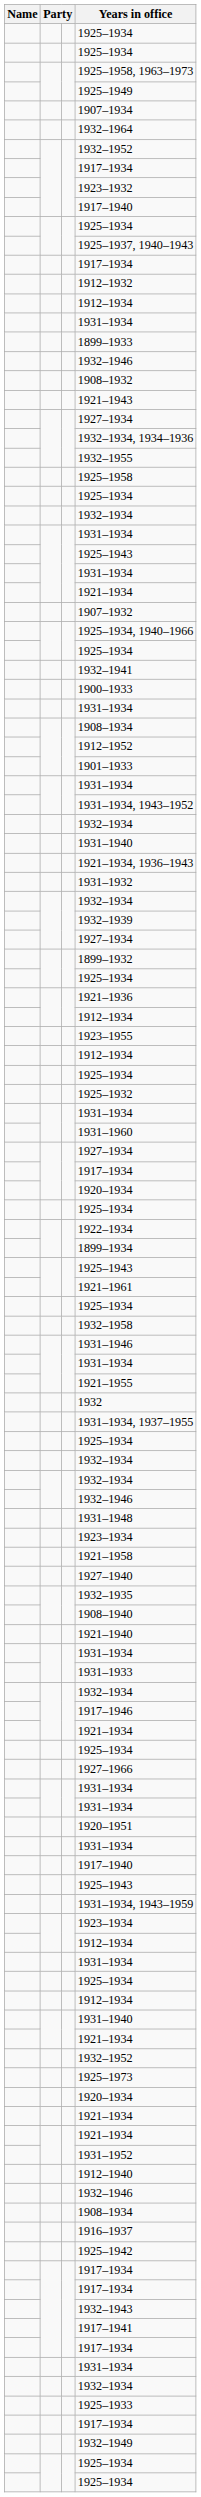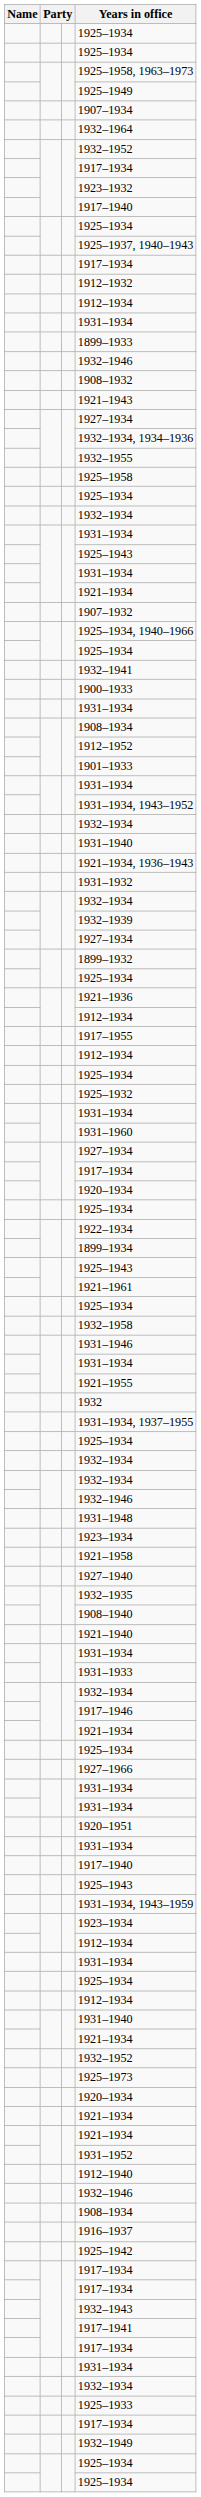+ row: (22, 1036)
- row: (22, 1036)
